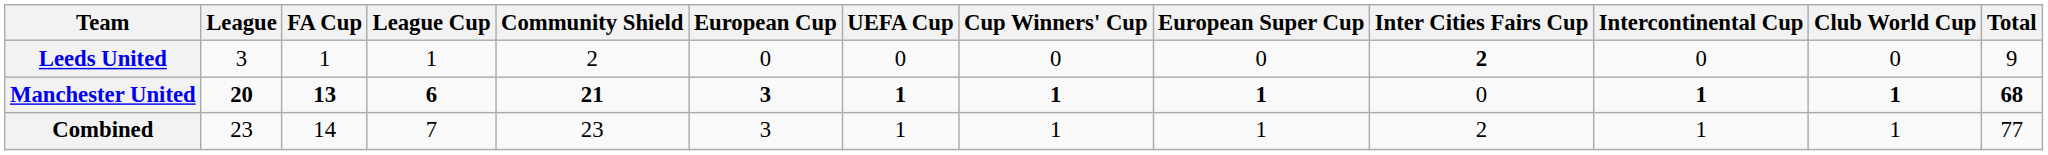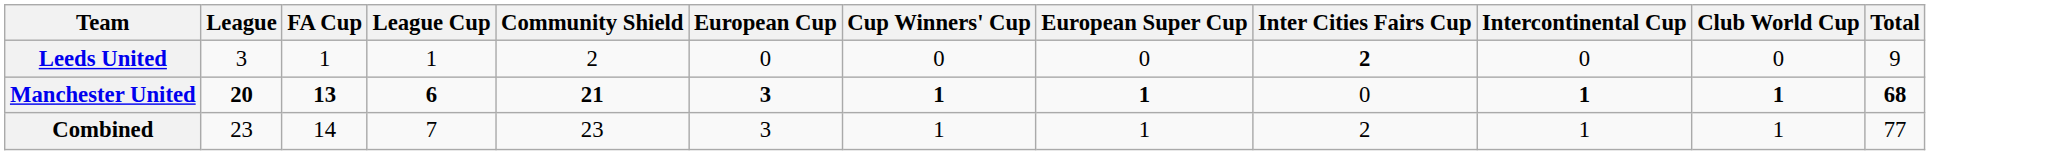- column: (900, 22)
